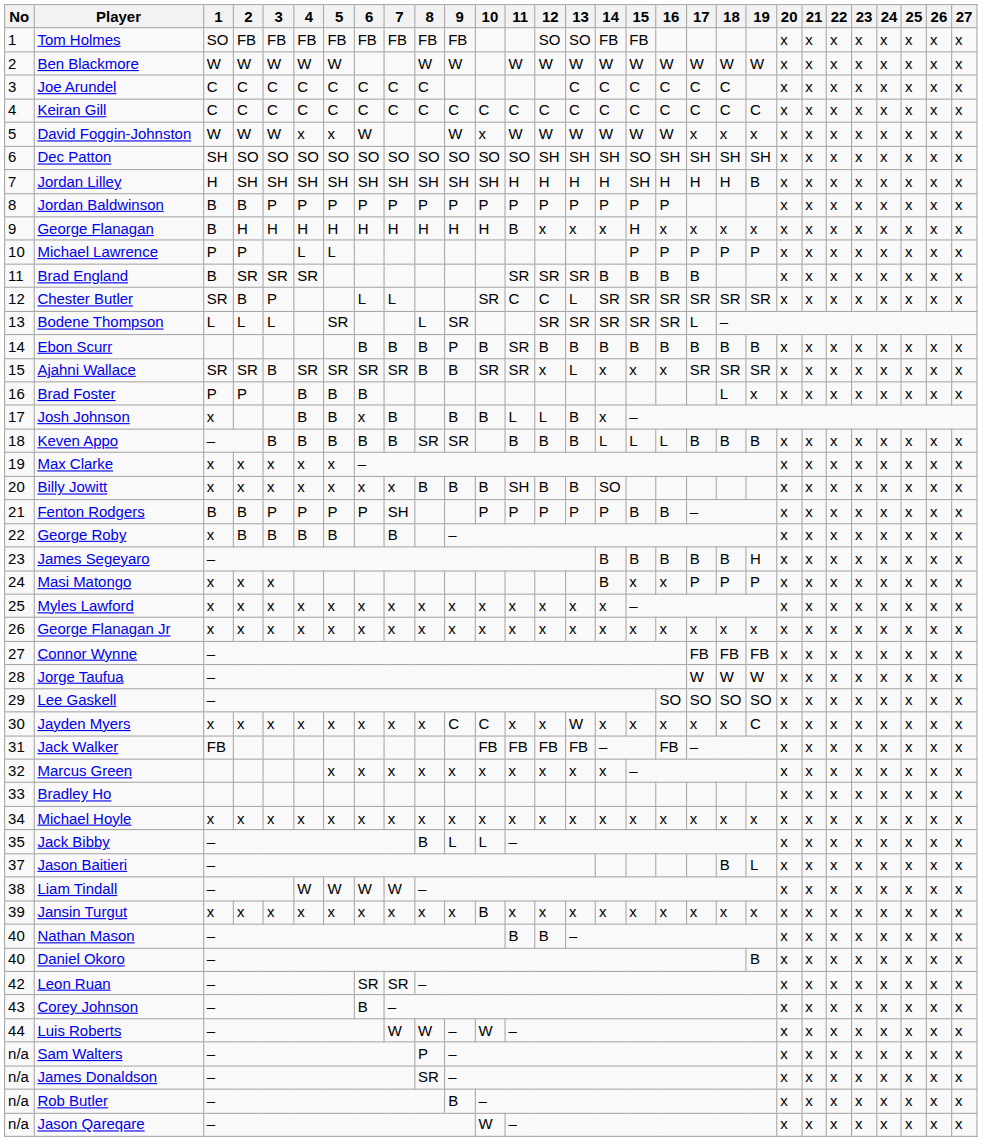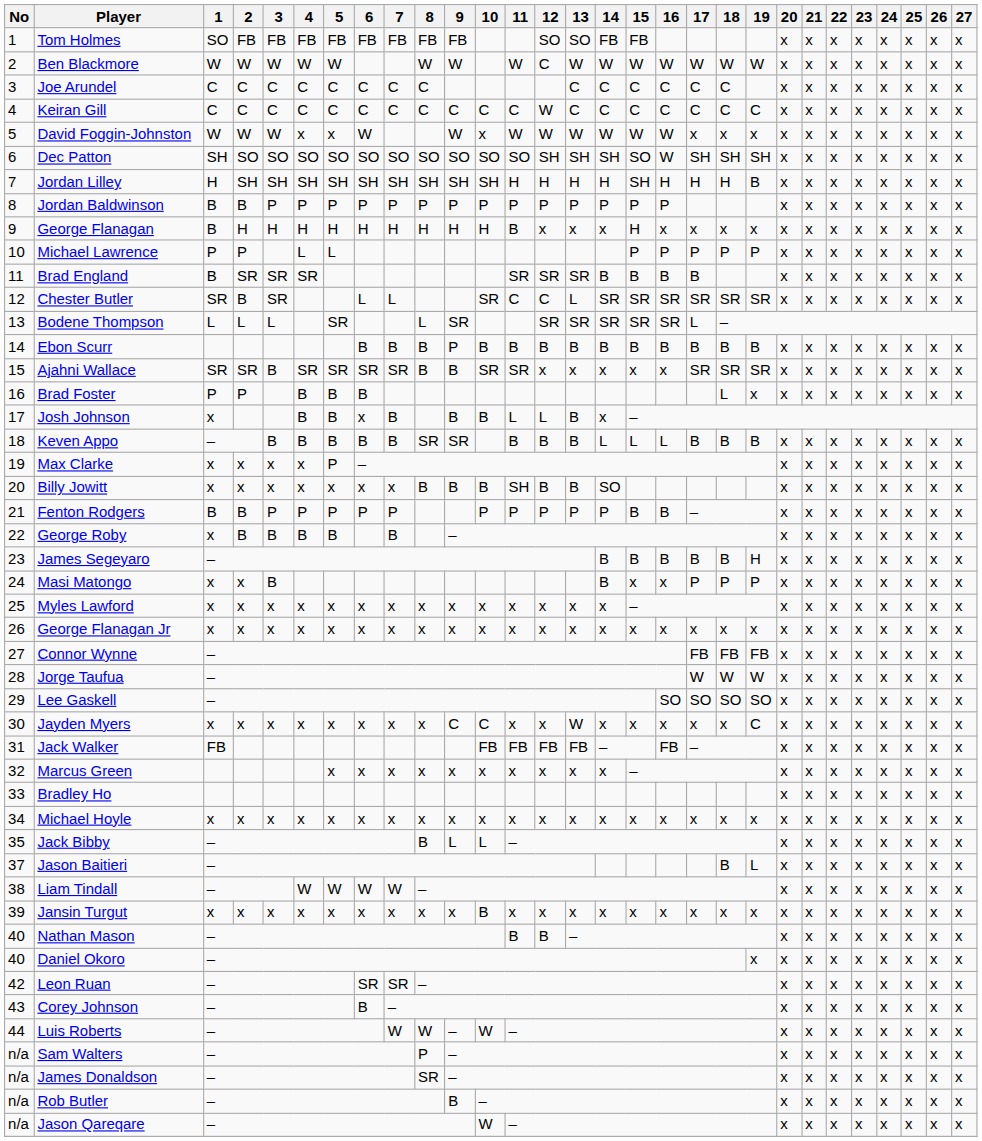(546, 63) W -> (544, 63) C
(544, 110) C -> (546, 110) W
(670, 157) SH -> (667, 157) W
(272, 299) P -> (278, 299) SR
(519, 346) SR -> (514, 346) B
(573, 370) L -> (573, 370) x
(331, 464) x -> (332, 464) P
(398, 511) SH -> (393, 511) P
(271, 582) x -> (272, 582) B
(755, 959) B -> (754, 959) x
